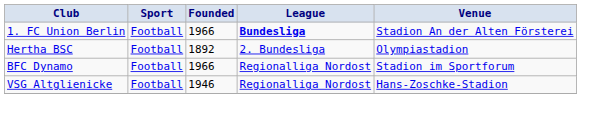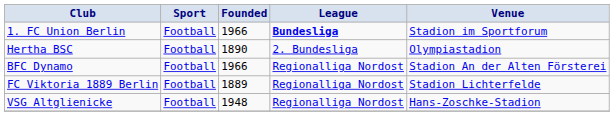(475, 31) Stadion An der Alten Försterei -> (478, 31) Stadion im Sportforum
(202, 49) 1892 -> (234, 49) 1890
(445, 67) Stadion im Sportforum -> (508, 67) Stadion An der Alten Försterei
+ row: (83, 85)
(202, 85) 1946 -> (234, 102) 1948
